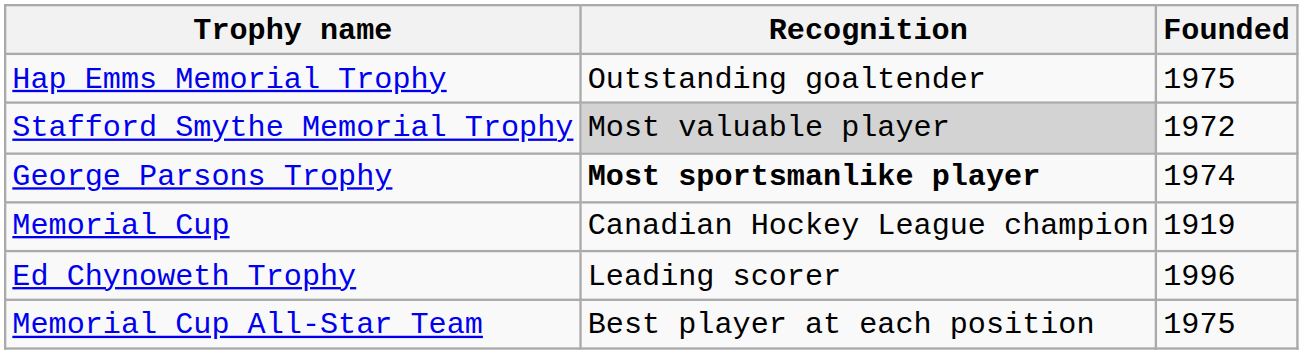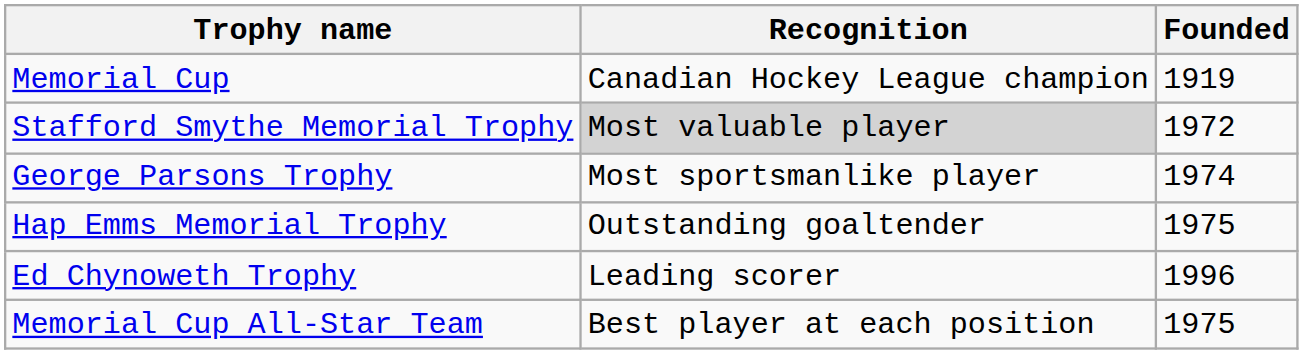rows swapped: (121, 226) <-> (230, 79)
(814, 177) bold -> (814, 177) normal
